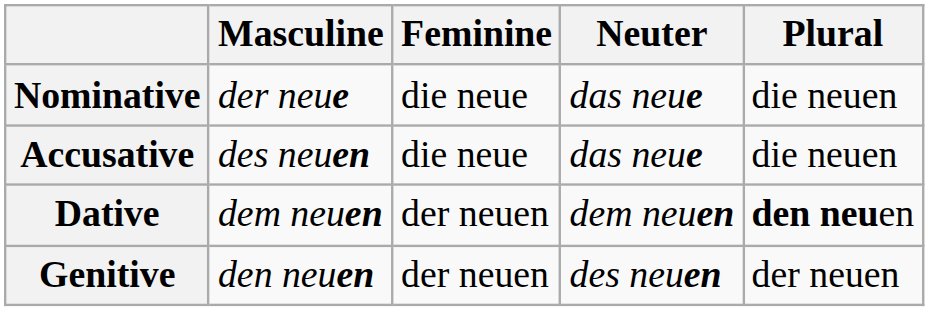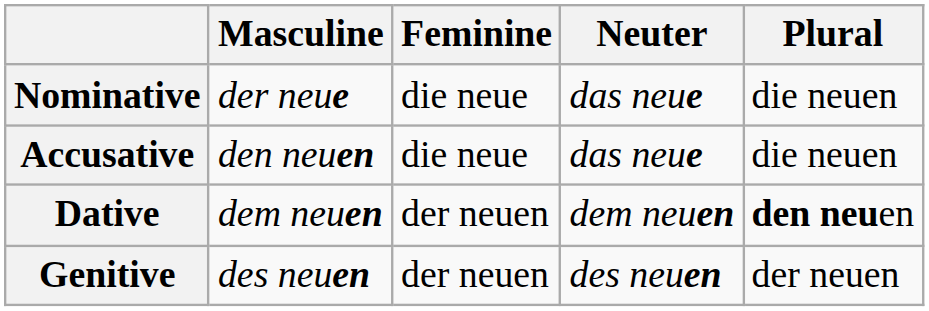(294, 154) des neuen -> (296, 154) den neuen
(296, 273) den neuen -> (294, 273) des neuen
